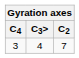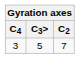(40, 45) 4 -> (40, 45) 5
